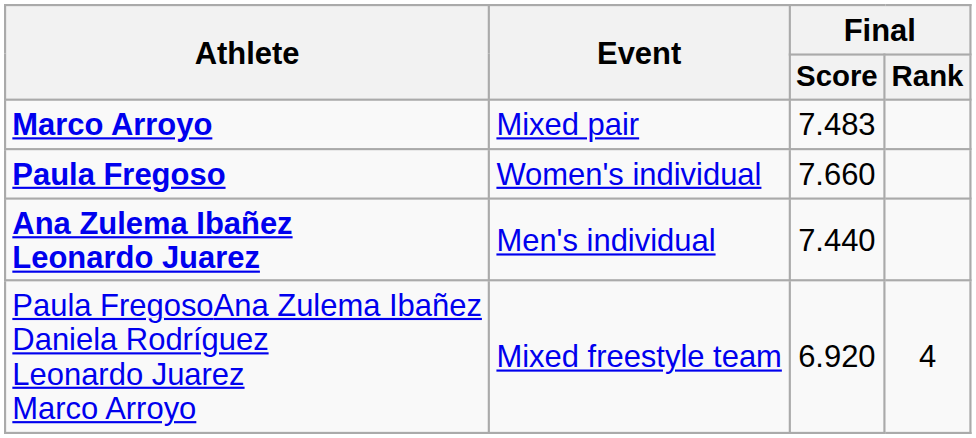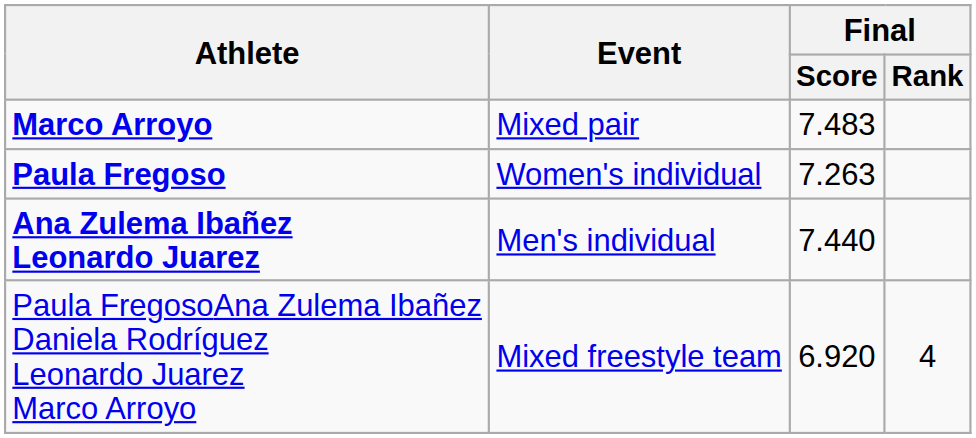(837, 174) 7.660 -> (837, 174) 7.263
